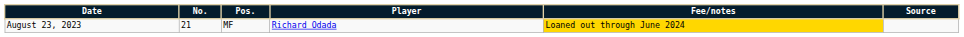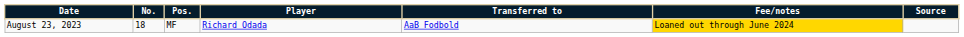+ column: (527, 12)
(186, 26) 21 -> (140, 26) 18
